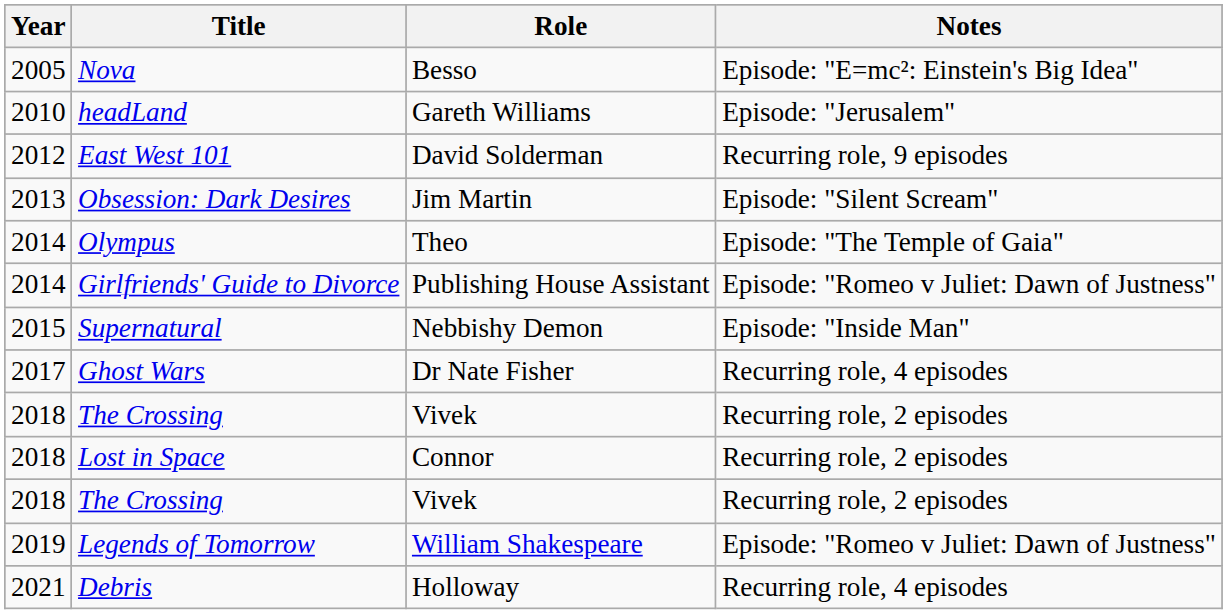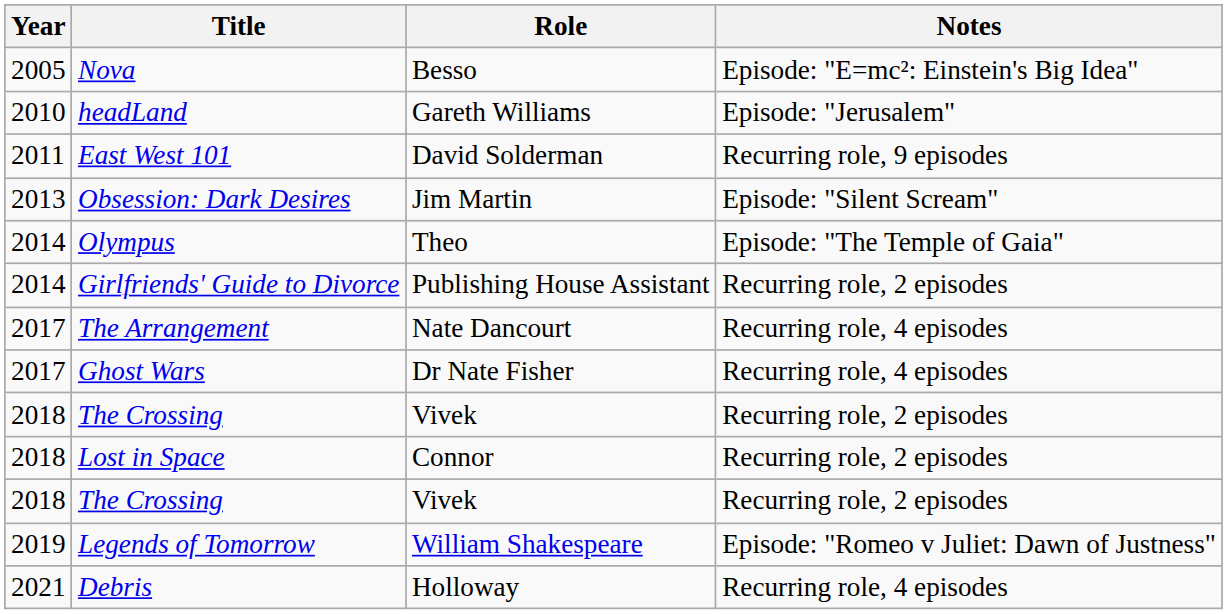(38, 155) 2012 -> (38, 155) 2011
(969, 284) Episode: "Romeo v Juliet: Dawn of Justness" -> (865, 284) Recurring role, 2 episodes
- row: (150, 328)
+ row: (173, 328)
